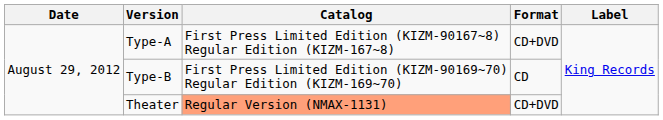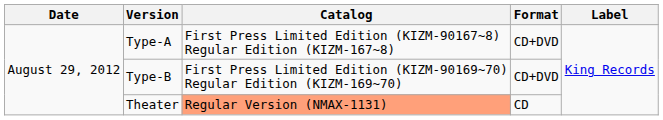(521, 77) CD -> (536, 77) CD+DVD
(536, 104) CD+DVD -> (521, 104) CD
